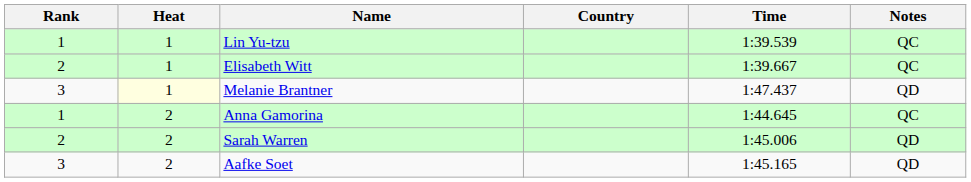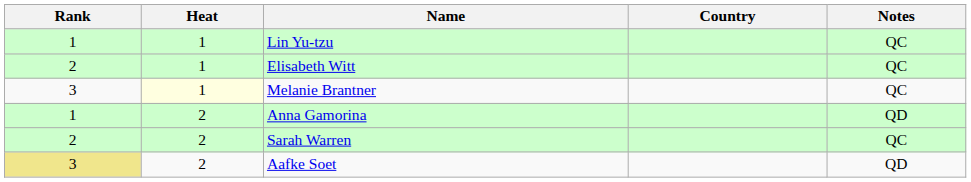- column: (769, 16)
(908, 90) QD -> (896, 90) QC
(908, 115) QC -> (896, 115) QD
(908, 139) QD -> (896, 139) QC
(61, 164) no background -> (73, 164) khaki background
